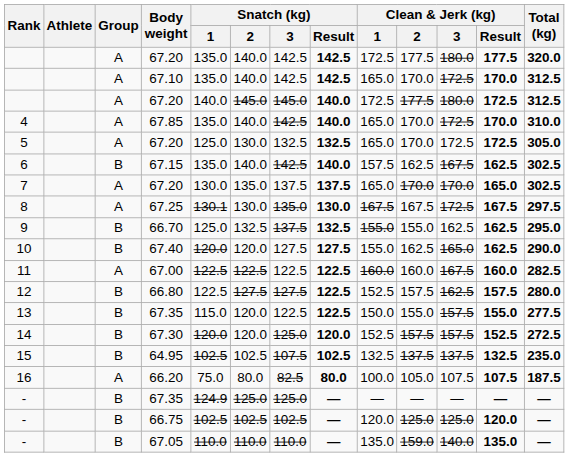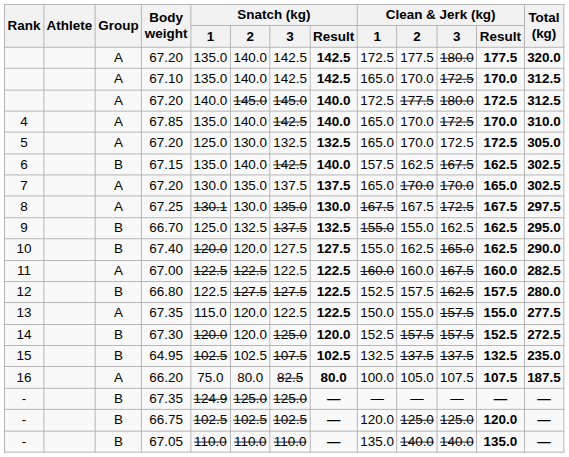(118, 313) B -> (118, 313) A
(417, 441) 159.0 -> (417, 441) 140.0
